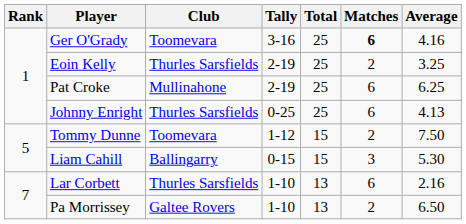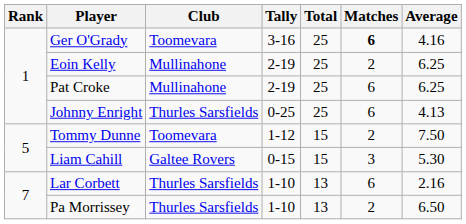(204, 64) Thurles Sarsfields -> (188, 64) Mullinahone
(431, 64) 3.25 -> (431, 64) 6.25
(183, 159) Ballingarry -> (192, 159) Galtee Rovers
(192, 207) Galtee Rovers -> (204, 207) Thurles Sarsfields
